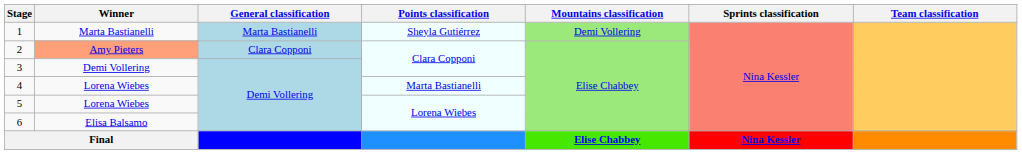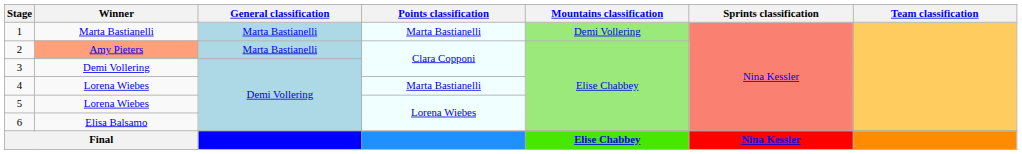(444, 31) Sheyla Gutiérrez -> (444, 31) Marta Bastianelli
(280, 50) Clara Copponi -> (280, 50) Marta Bastianelli
